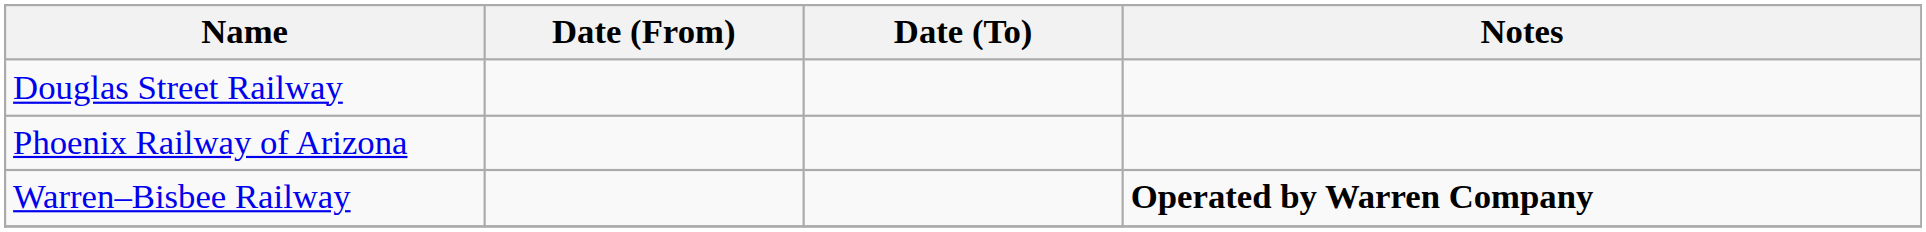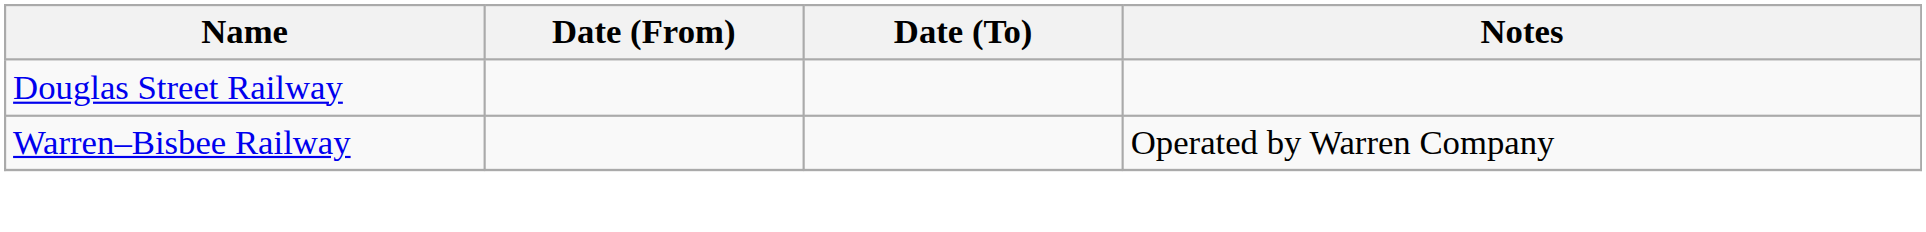- row: (210, 142)
(1362, 197) bold -> (1343, 142) normal
